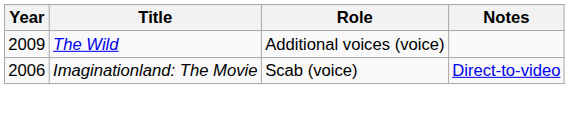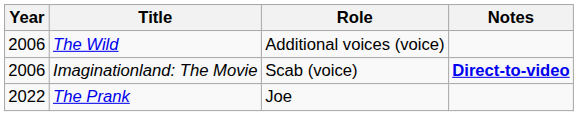(27, 44) 2009 -> (27, 44) 2006
(506, 70) normal -> (511, 70) bold
+ row: (91, 96)
